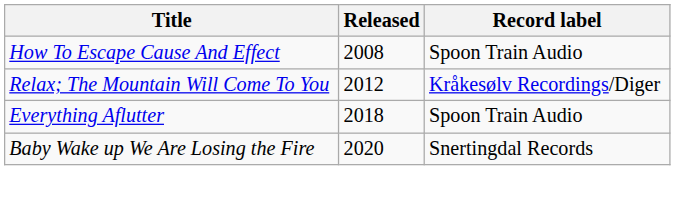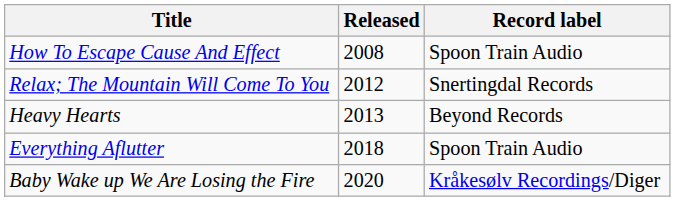(547, 84) Kråkesølv Recordings/Diger -> (511, 84) Snertingdal Records
+ row: (68, 116)
(511, 148) Snertingdal Records -> (547, 180) Kråkesølv Recordings/Diger
